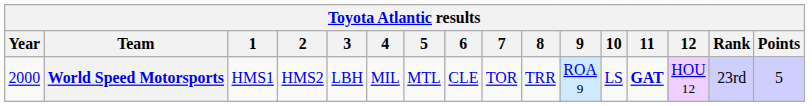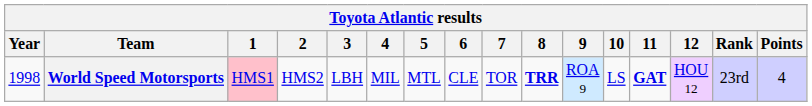(24, 78) 2000 -> (24, 78) 1998
(253, 78) no background -> (253, 78) pink background
(540, 78) normal -> (542, 78) bold
(779, 78) 5 -> (782, 78) 4
